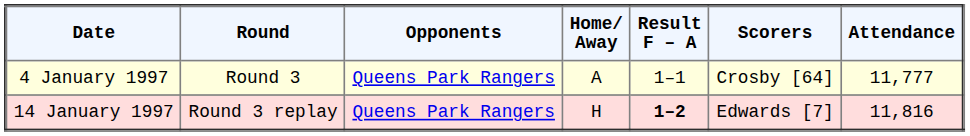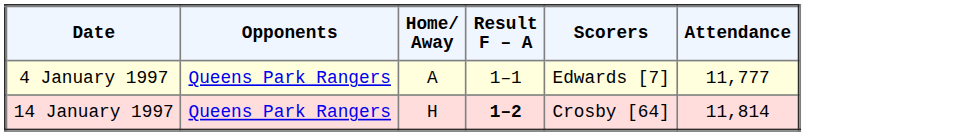- column: (263, 34)
(775, 78) Crosby [64] -> (611, 78) Edwards [7]
(775, 112) Edwards [7] -> (611, 112) Crosby [64]
(902, 112) 11,816 -> (738, 112) 11,814
